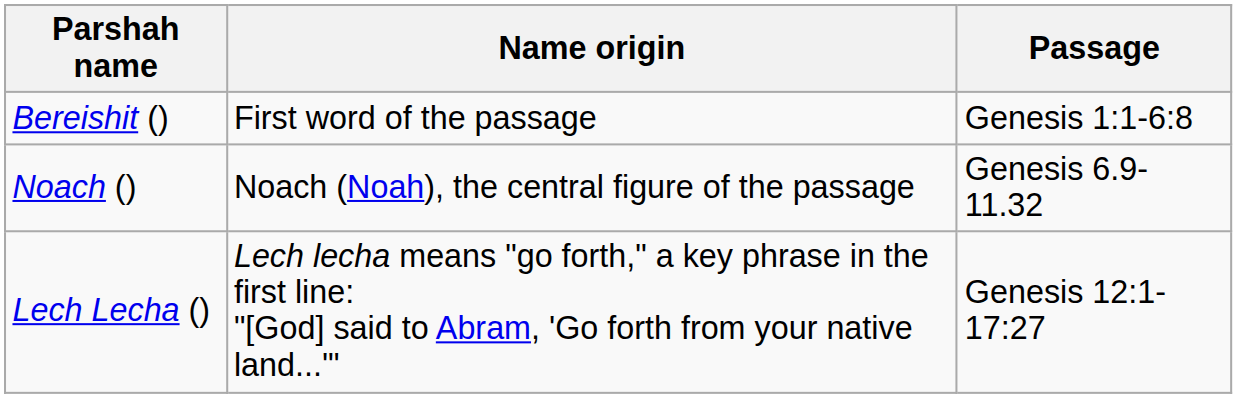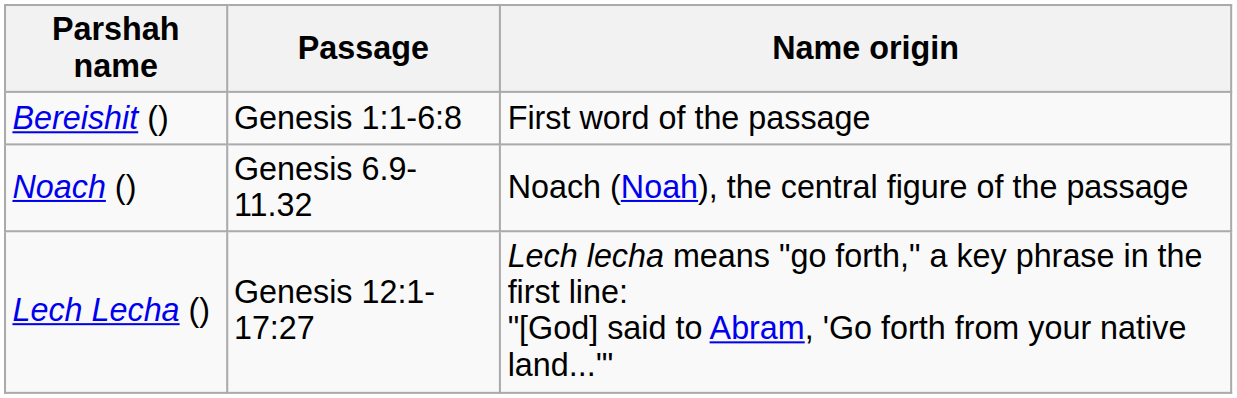columns swapped: (1094, 48) <-> (592, 48)
